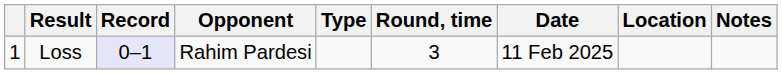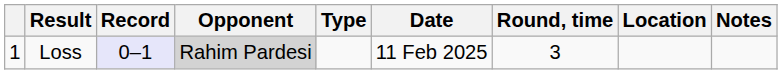columns swapped: (434, 20) <-> (557, 20)
(246, 52) no background -> (246, 52) lightgrey background
